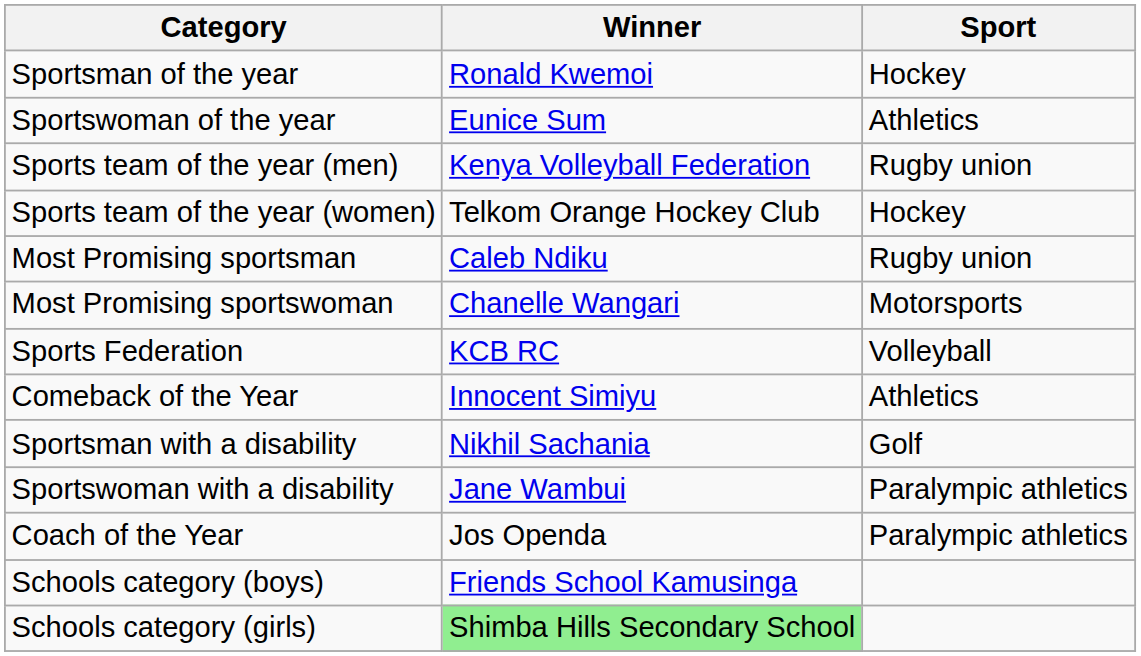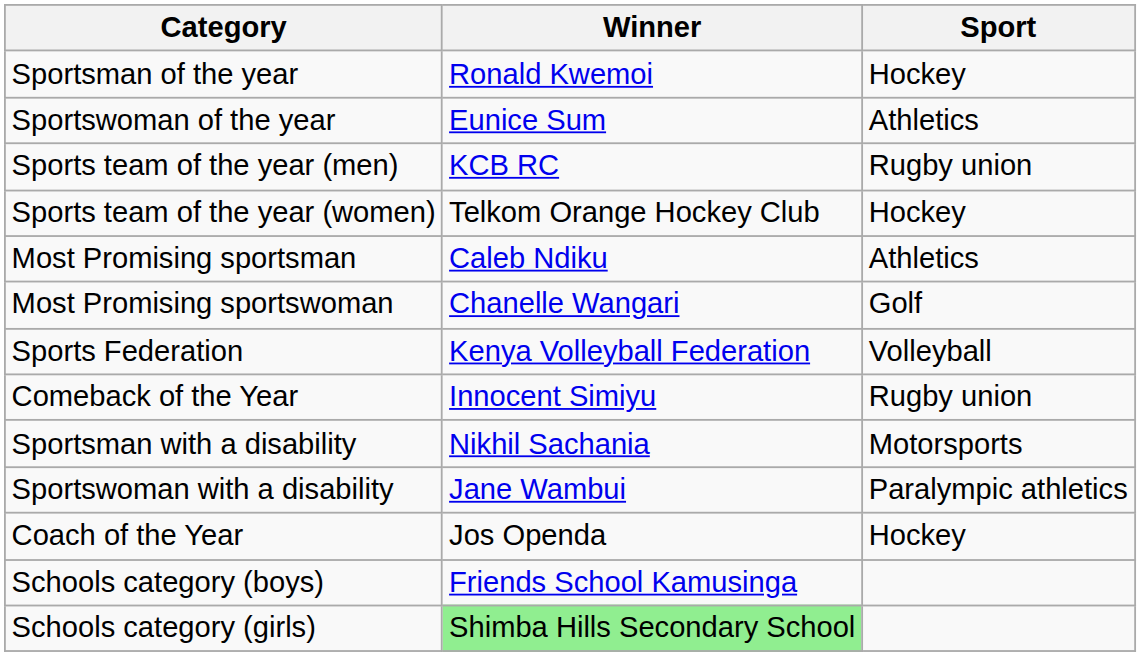(630, 166) Kenya Volleyball Federation -> (504, 166) KCB RC
(951, 258) Rugby union -> (924, 258) Athletics
(946, 304) Motorsports -> (895, 304) Golf
(504, 350) KCB RC -> (630, 350) Kenya Volleyball Federation
(924, 397) Athletics -> (951, 397) Rugby union
(895, 443) Golf -> (946, 443) Motorsports
(998, 535) Paralympic athletics -> (917, 535) Hockey
